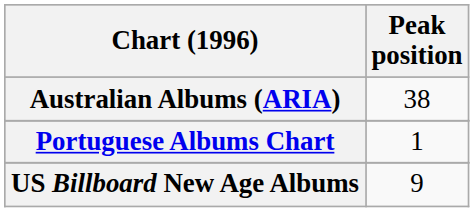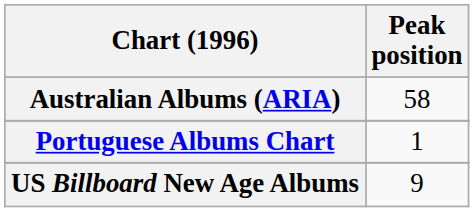(417, 98) 38 -> (417, 98) 58
